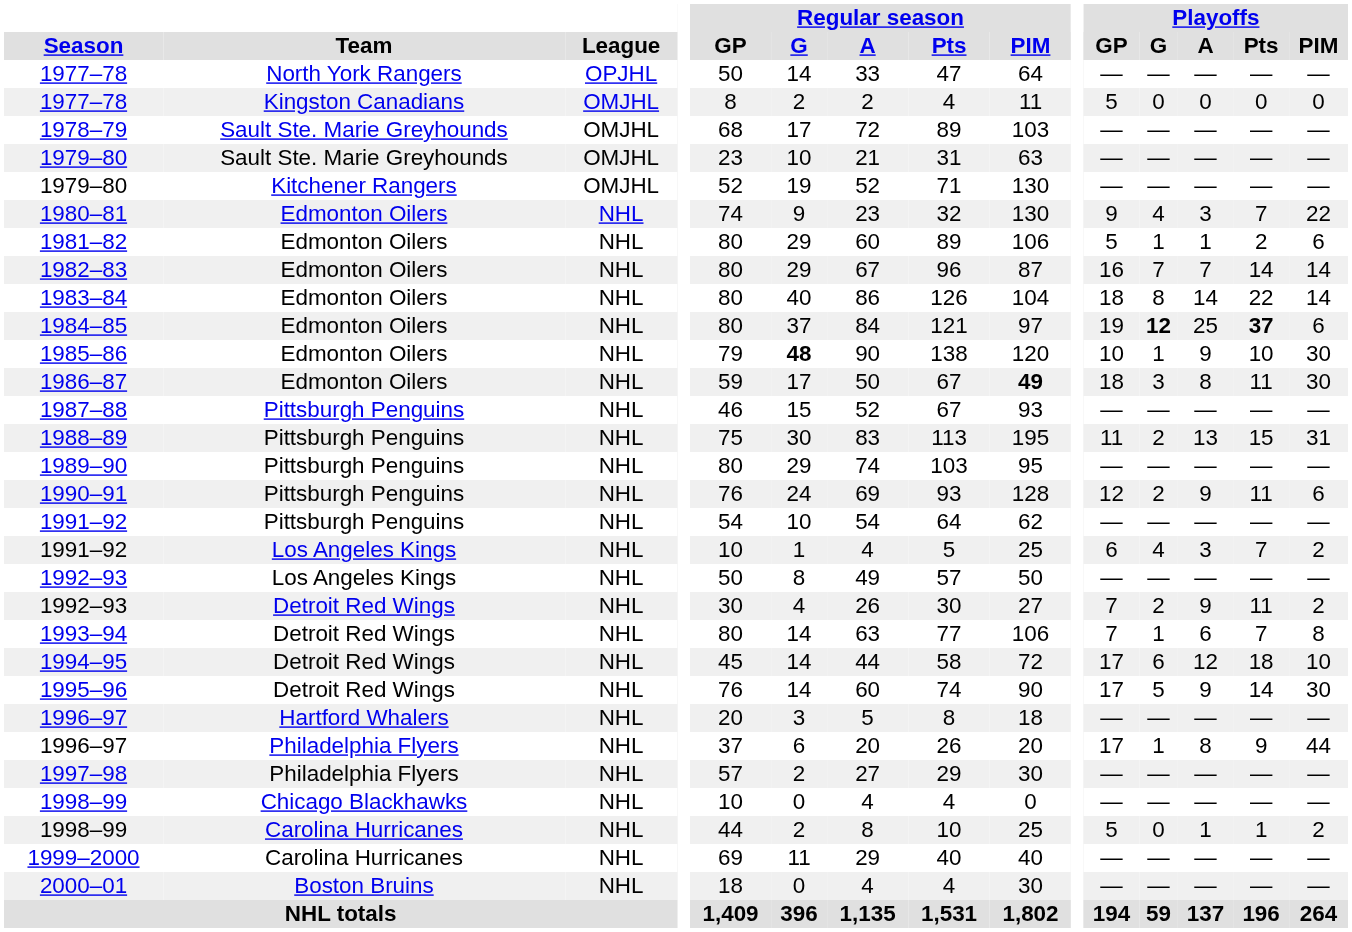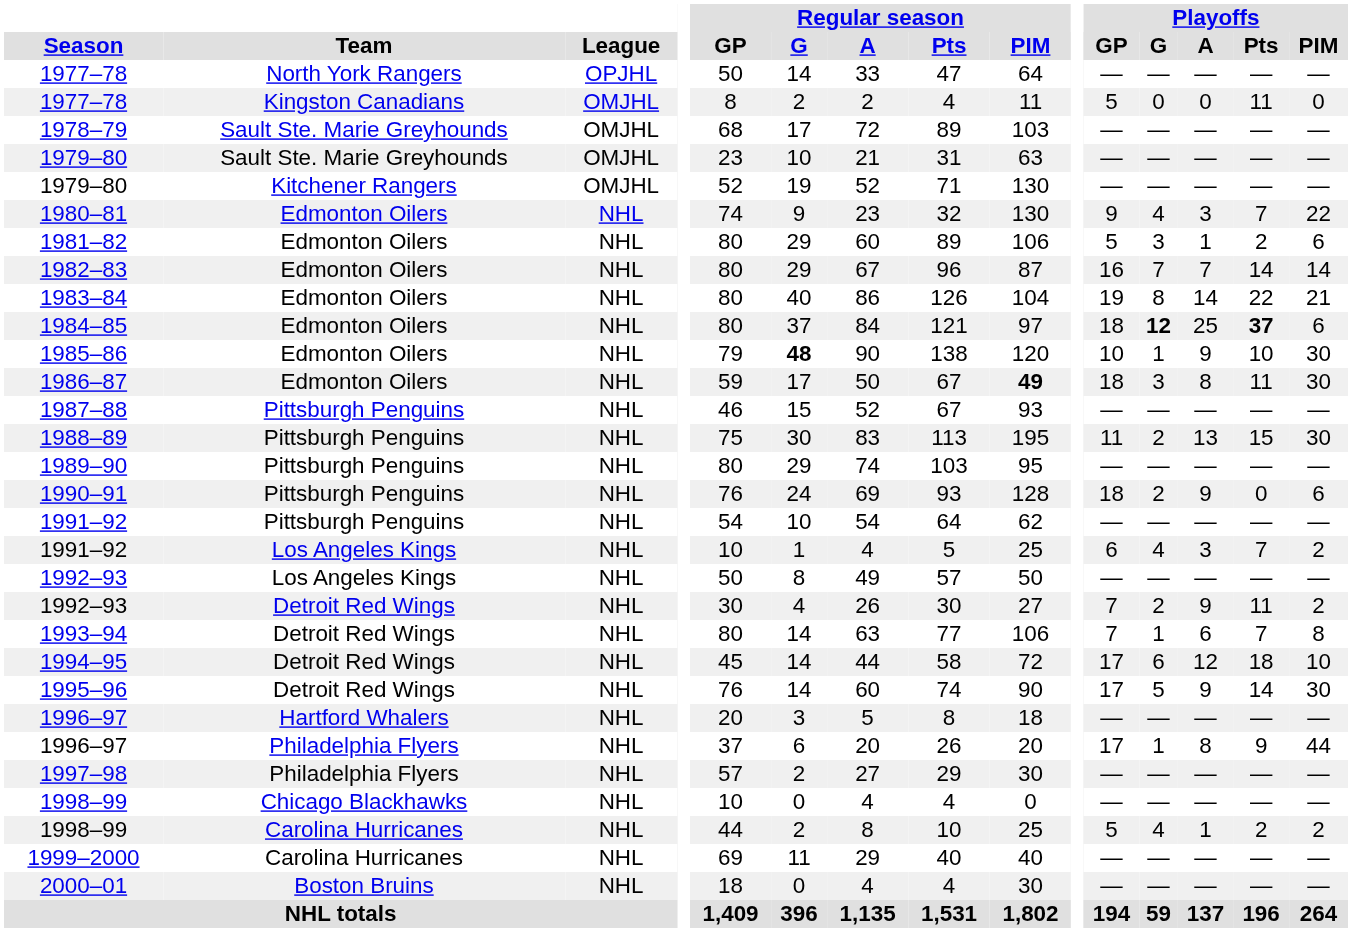(1261, 101) 0 -> (1261, 101) 11
(1159, 241) 1 -> (1159, 241) 3
(1112, 297) 18 -> (1112, 297) 19
(1318, 297) 14 -> (1318, 297) 21
(1112, 325) 19 -> (1112, 325) 18
(1318, 437) 31 -> (1318, 437) 30
(1112, 493) 12 -> (1112, 493) 18
(1261, 493) 11 -> (1261, 493) 0
(1159, 829) 0 -> (1159, 829) 4
(1261, 829) 1 -> (1261, 829) 2
